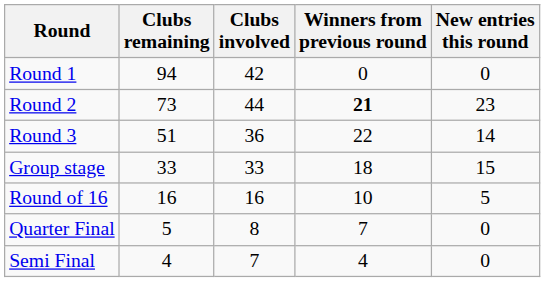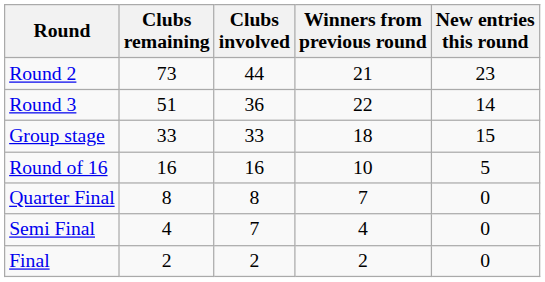- row: (43, 73)
(363, 104) bold -> (363, 73) normal
(167, 229) 5 -> (167, 198) 8
+ row: (29, 260)
